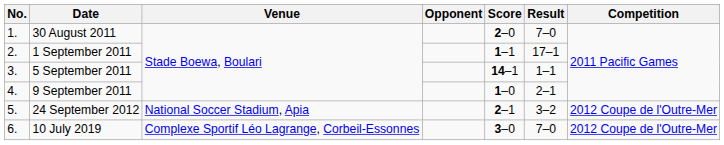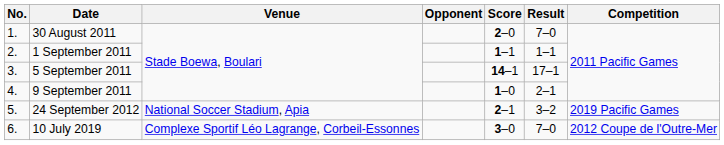(546, 52) 17–1 -> (546, 52) 1–1
(546, 71) 1–1 -> (546, 71) 17–1
(644, 110) 2012 Coupe de l'Outre-Mer -> (624, 110) 2019 Pacific Games
